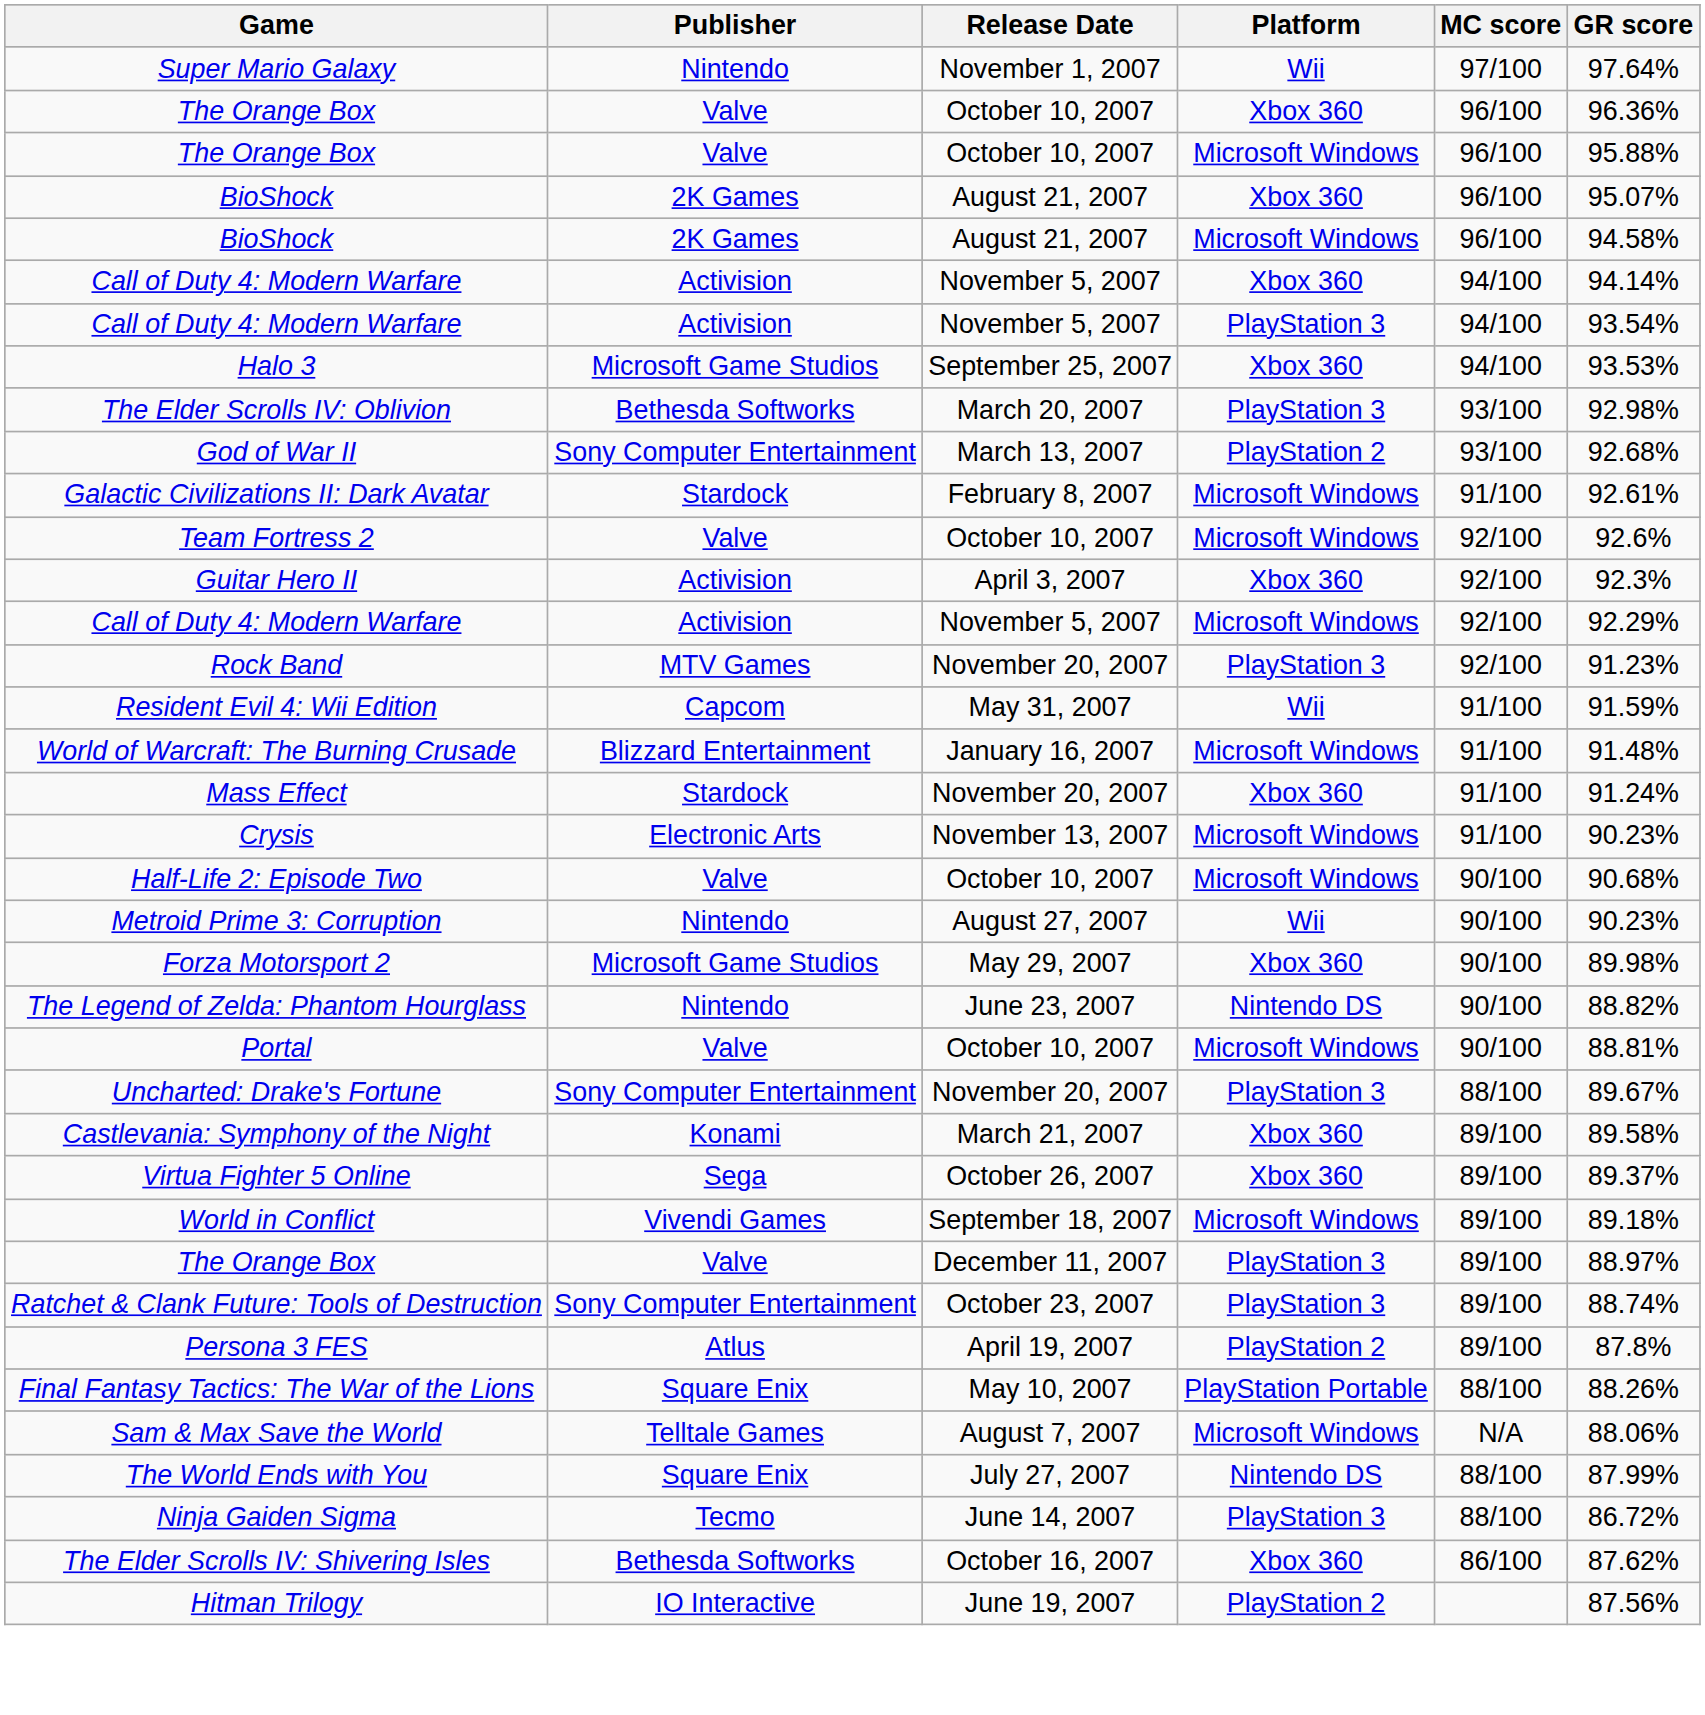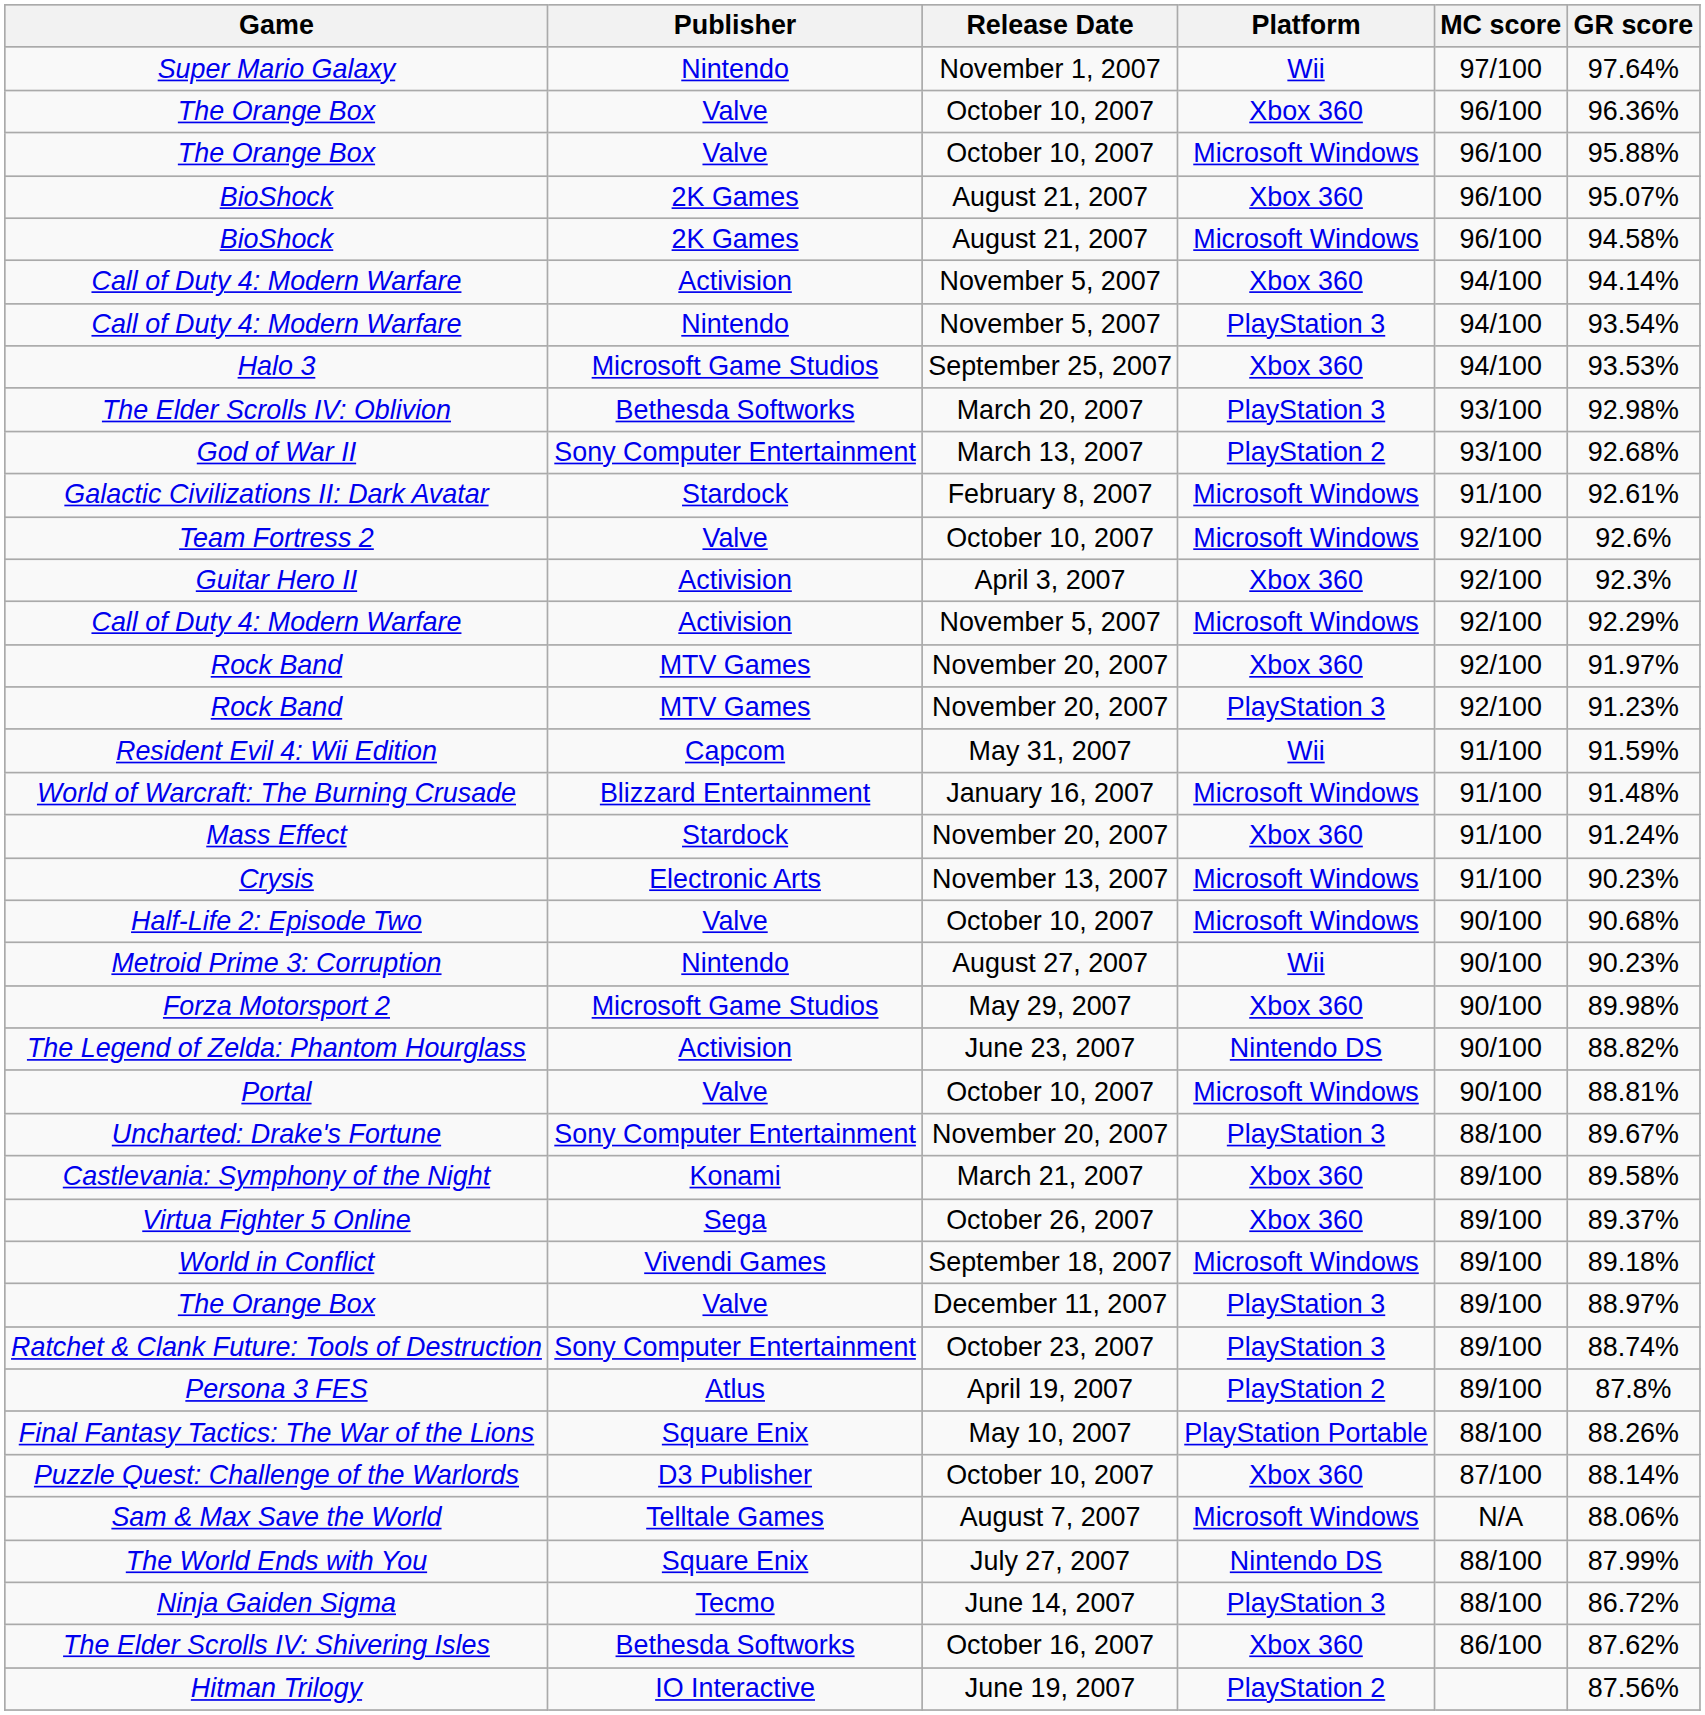(735, 324) Activision -> (735, 324) Nintendo
+ row: (276, 665)
(735, 1006) Nintendo -> (735, 1048) Activision
+ row: (276, 1475)
